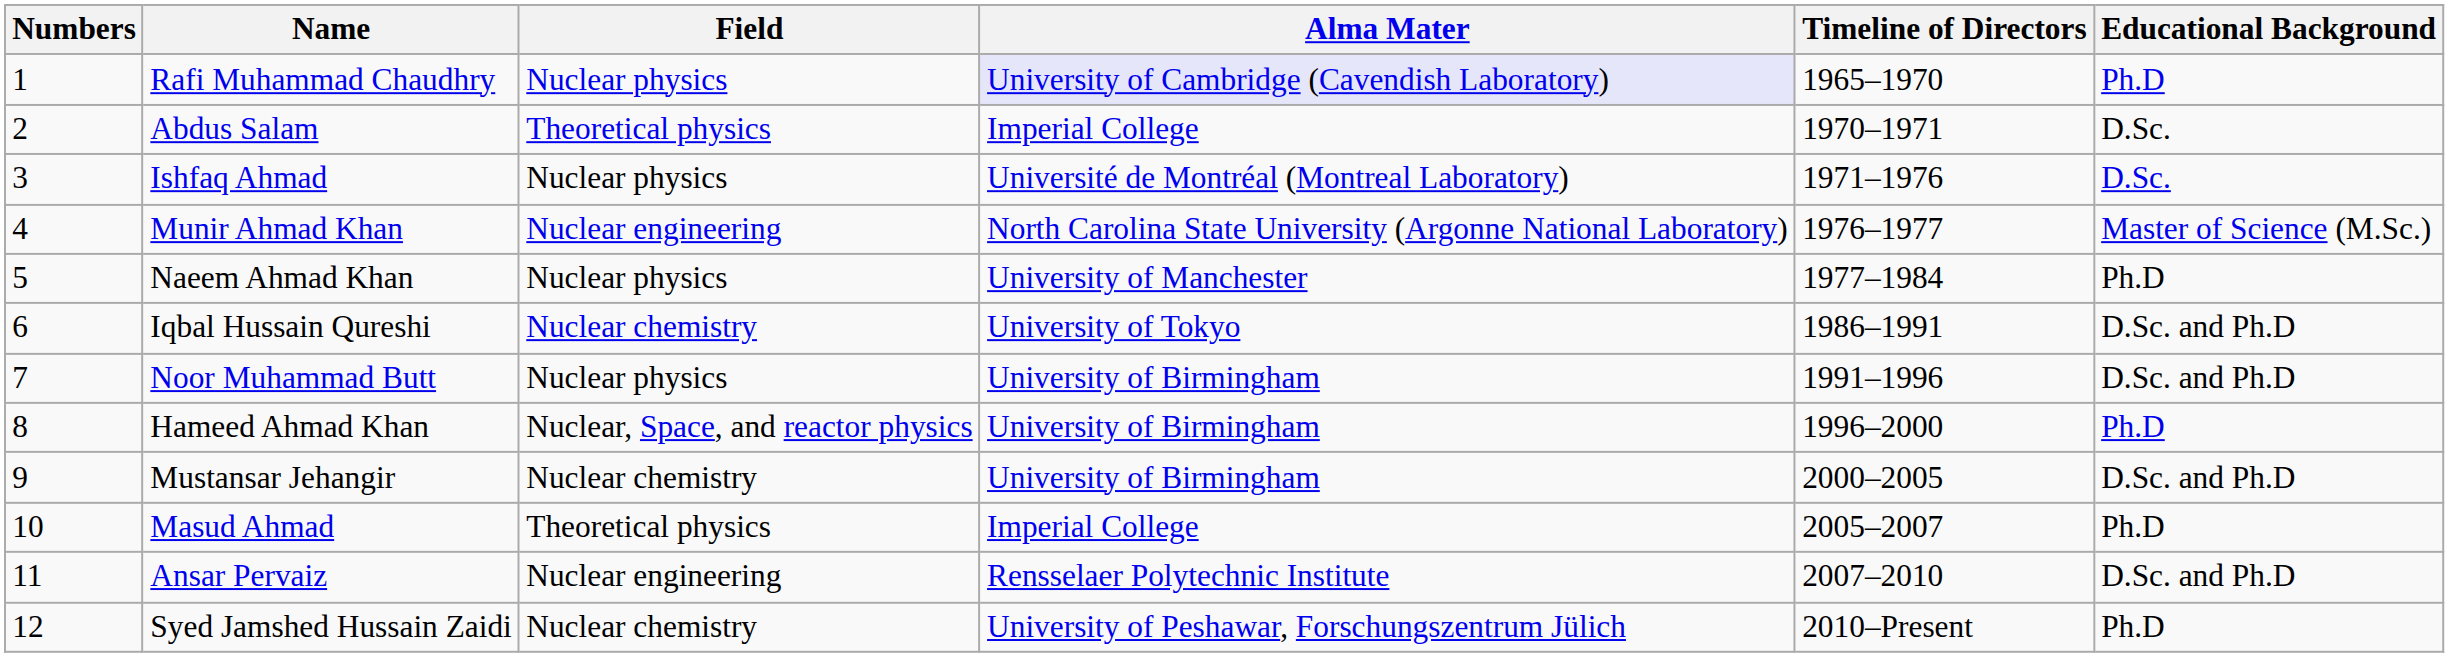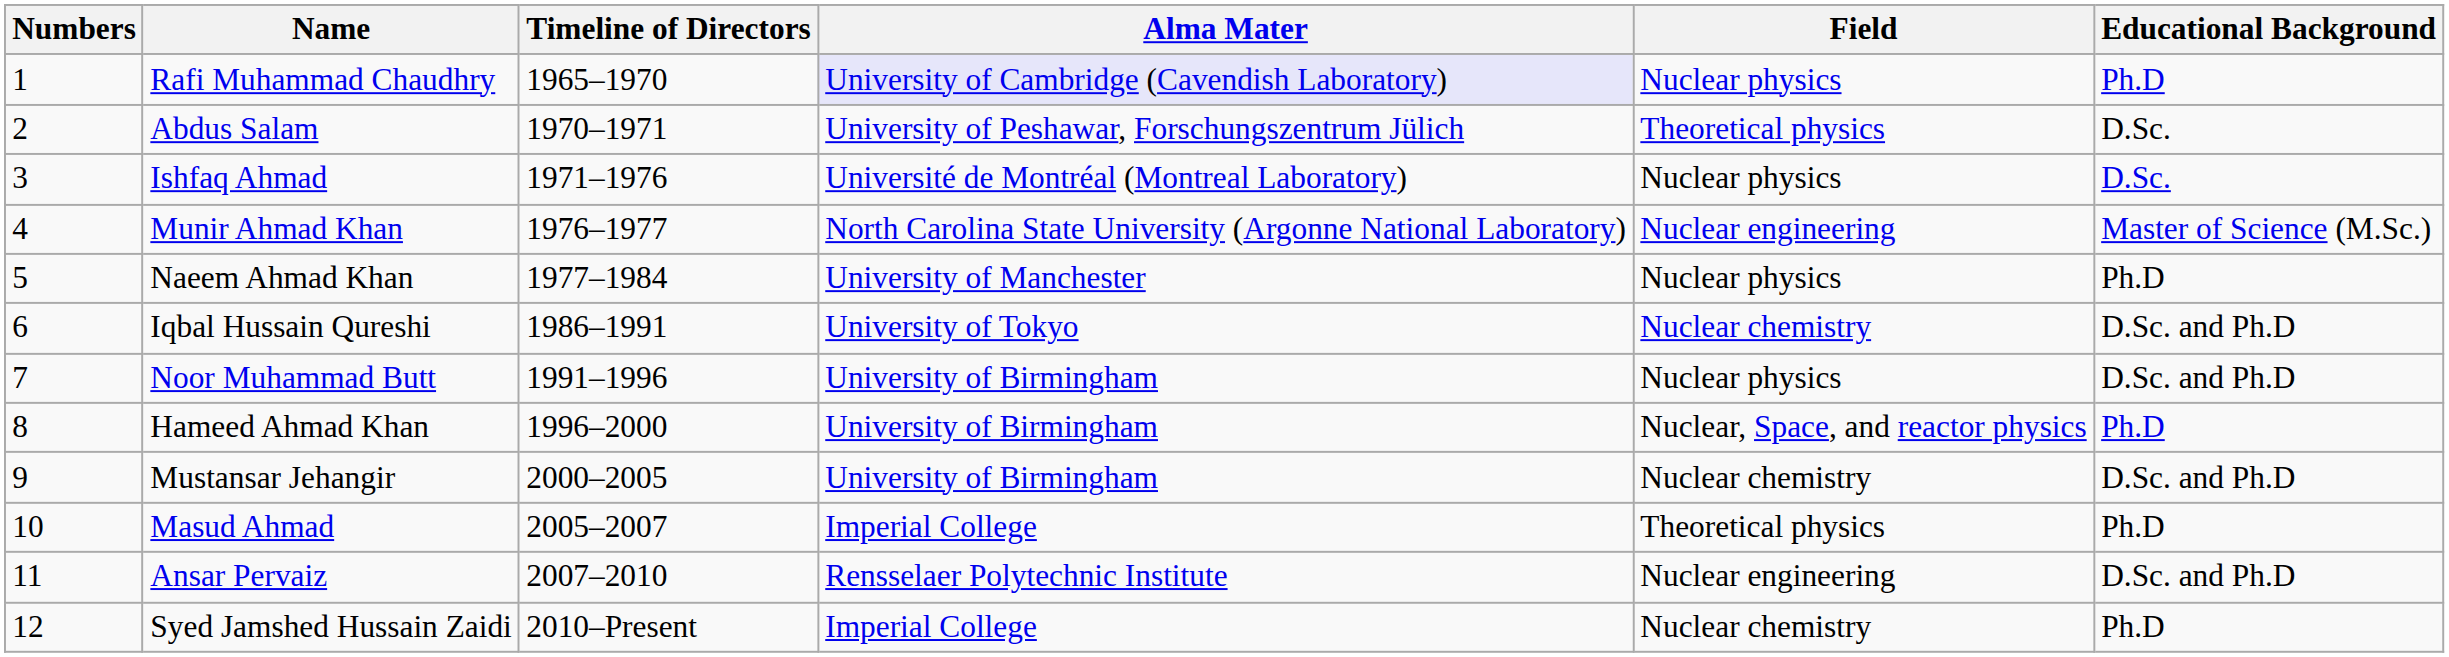columns swapped: (1944, 29) <-> (749, 29)
(1093, 128) Imperial College -> (1145, 128) University of Peshawar, Forschungszentrum Jülich
(1307, 626) University of Peshawar, Forschungszentrum Jülich -> (931, 626) Imperial College
